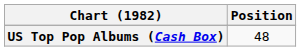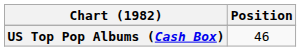(262, 36) 48 -> (262, 36) 46
